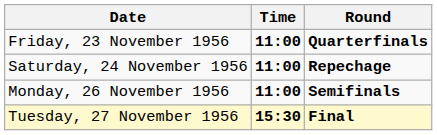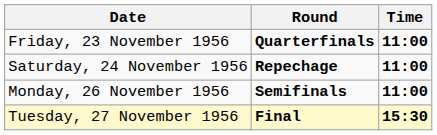columns swapped: (278, 17) <-> (368, 17)
